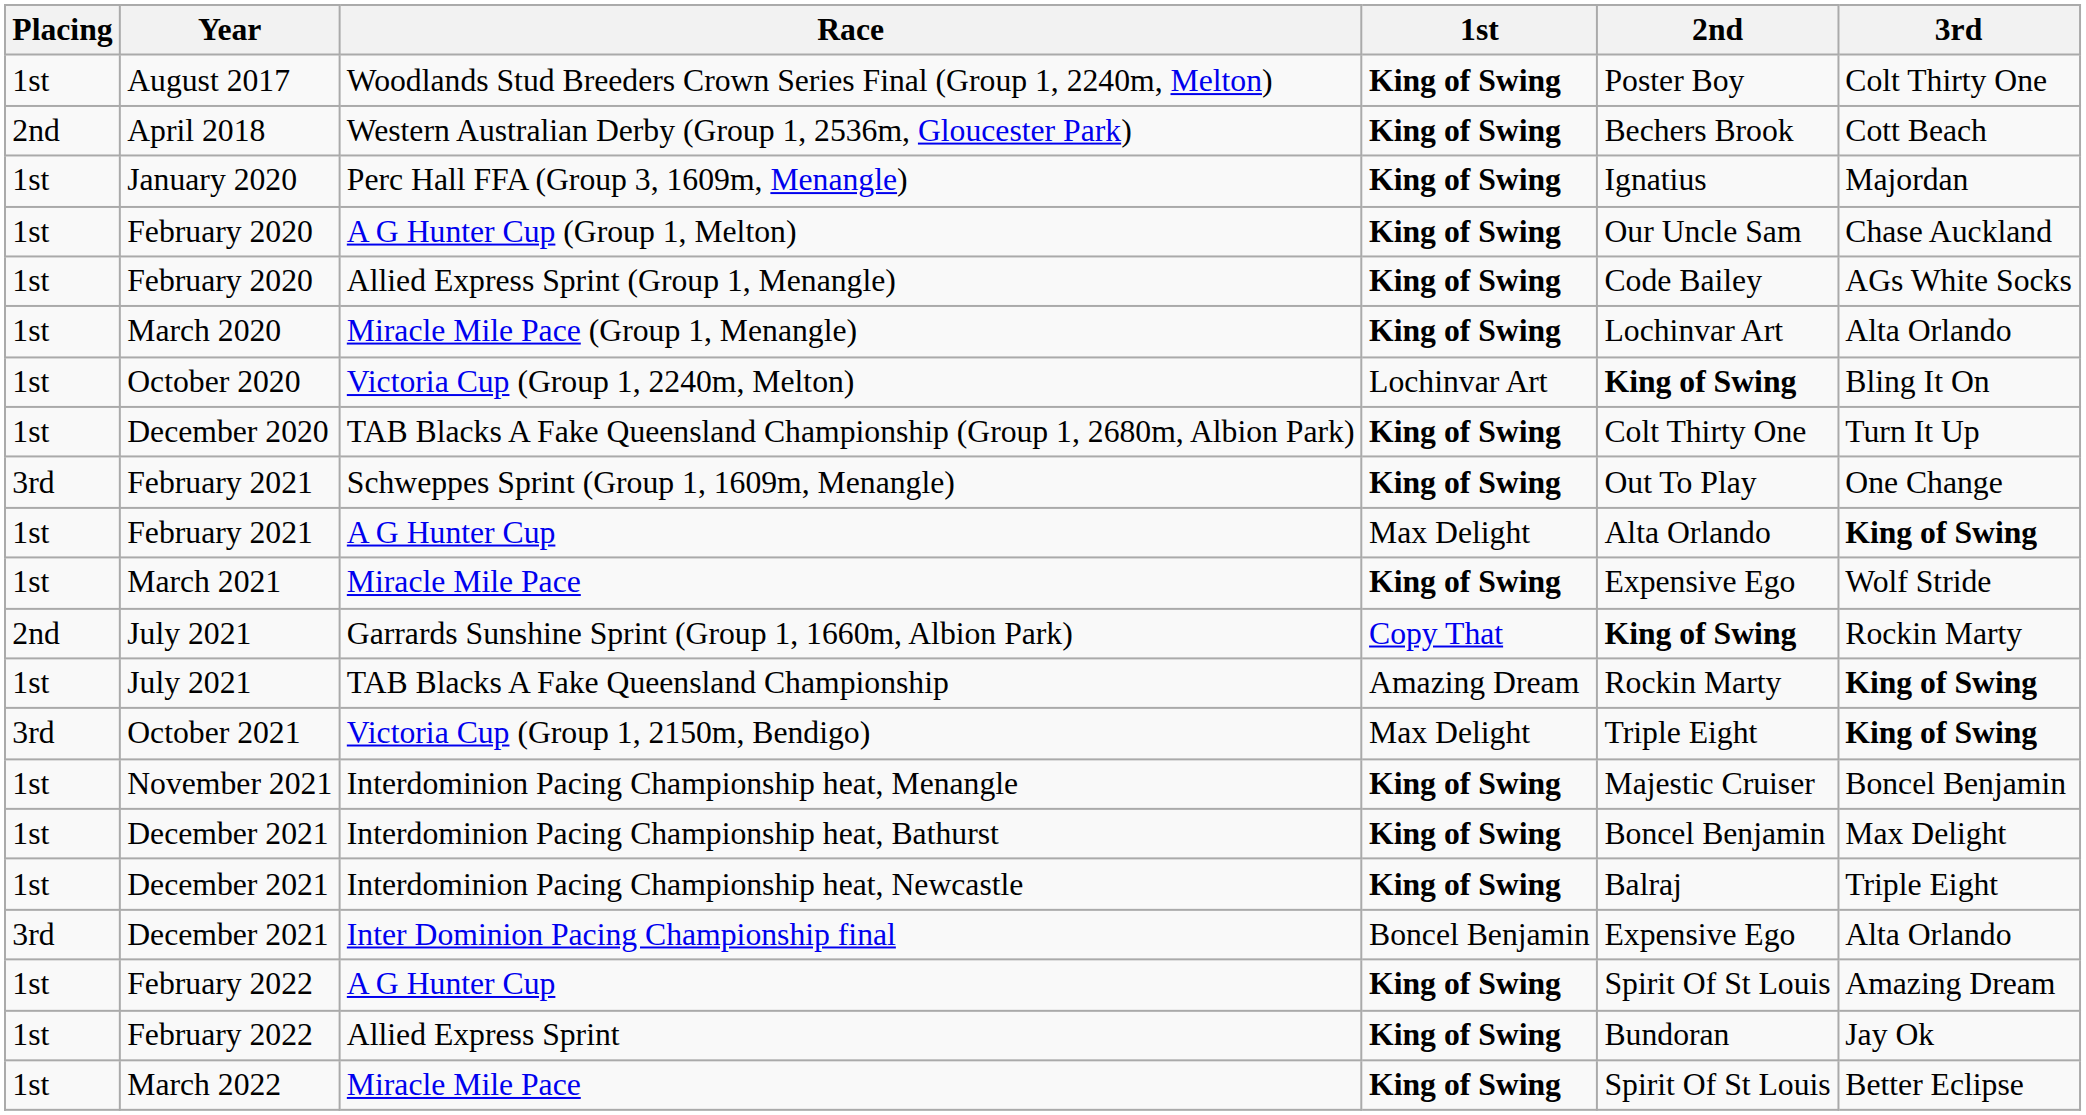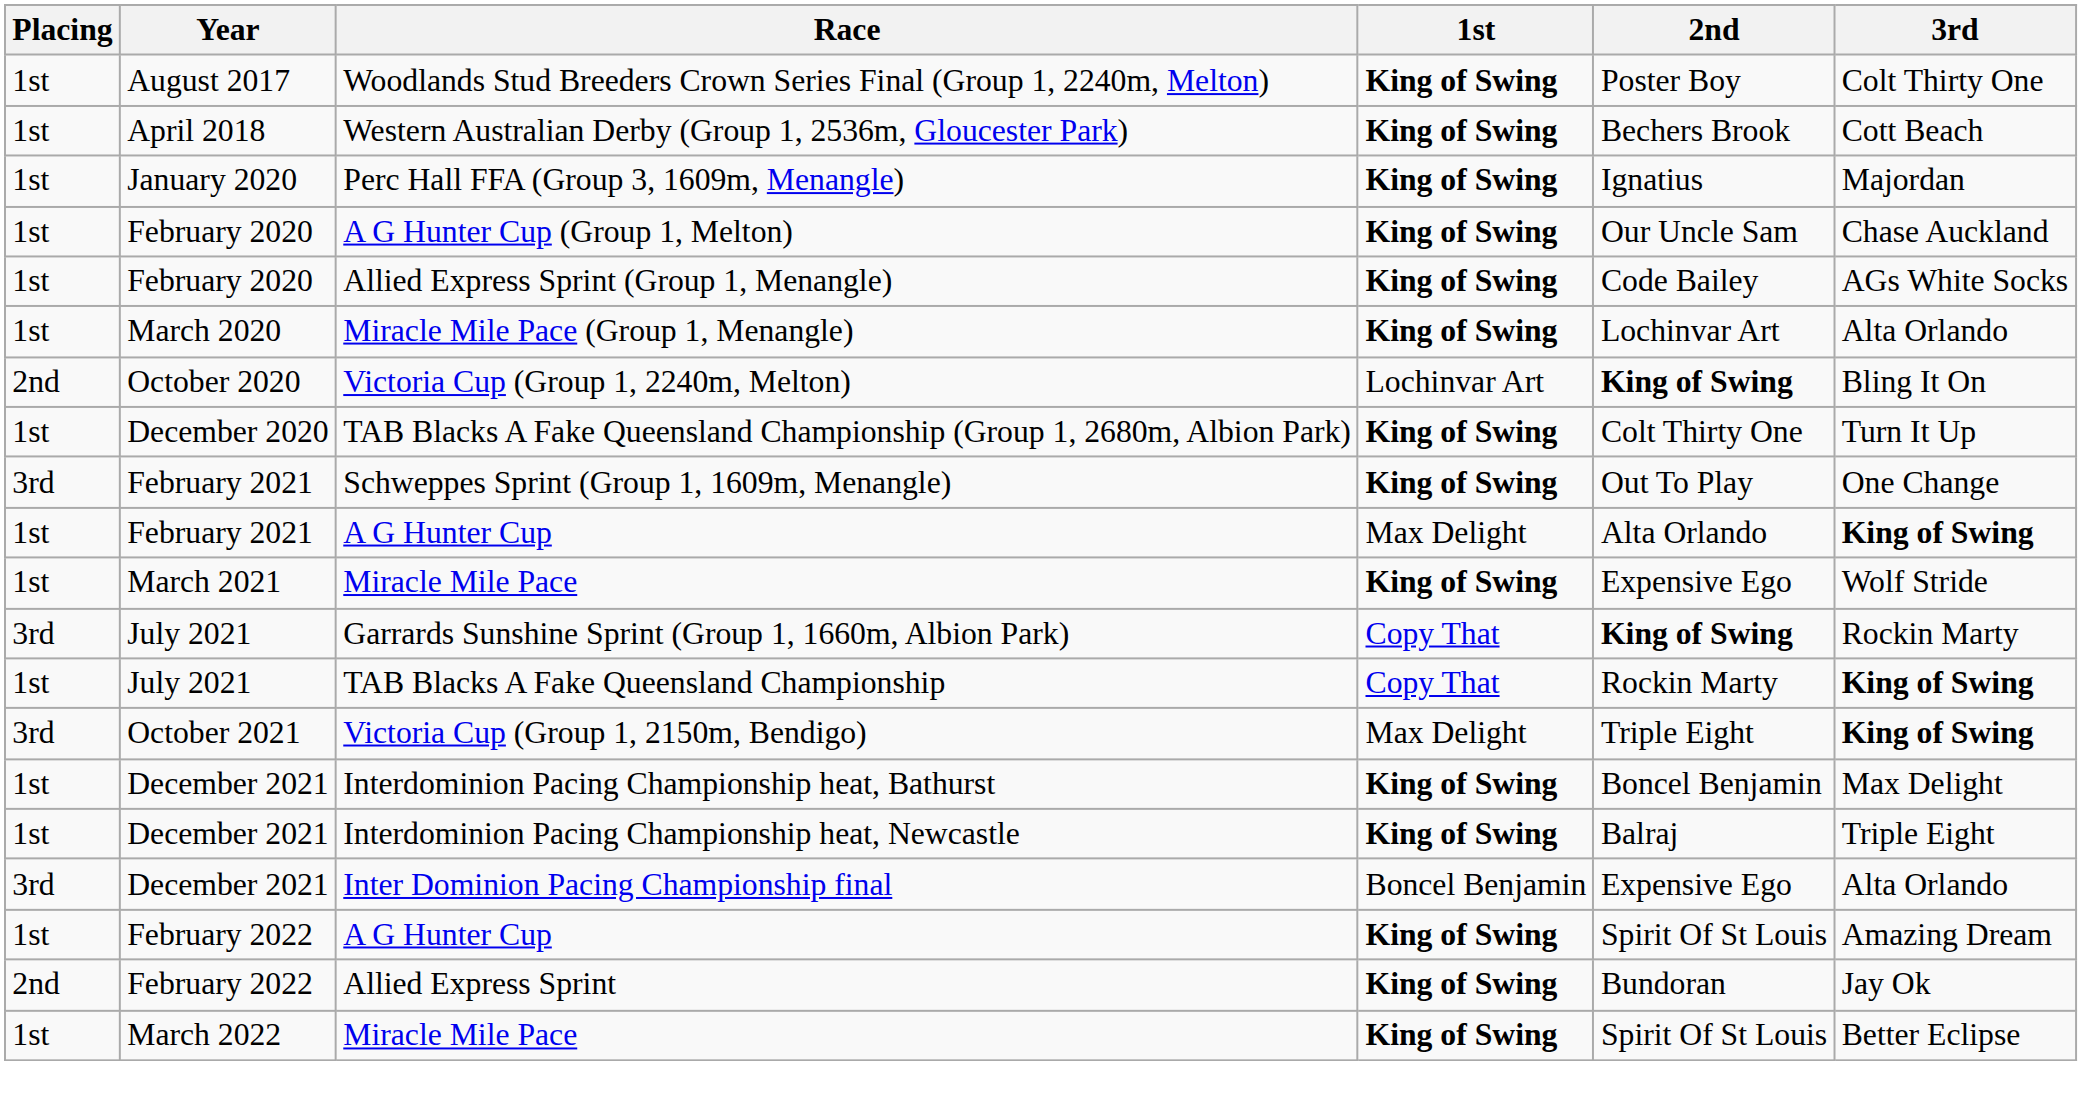(36, 130) 2nd -> (31, 130) 1st
(31, 381) 1st -> (36, 381) 2nd
(36, 632) 2nd -> (33, 632) 3rd
(1474, 682) Amazing Dream -> (1433, 682) Copy That
- row: (230, 783)
(31, 1034) 1st -> (36, 984) 2nd
